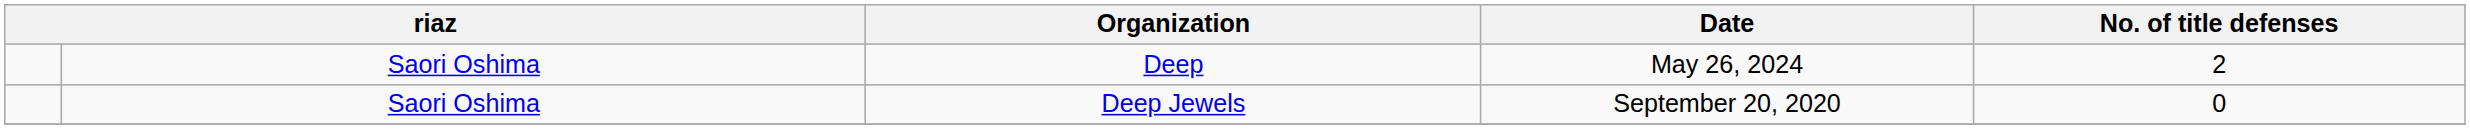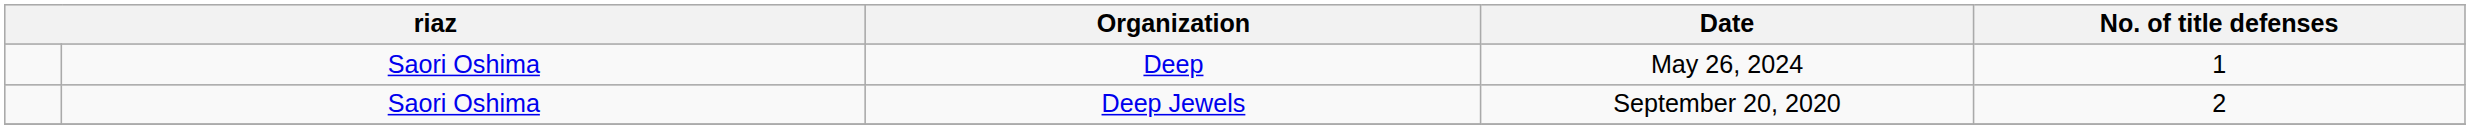(2219, 64) 2 -> (2219, 64) 1
(2219, 104) 0 -> (2219, 104) 2
